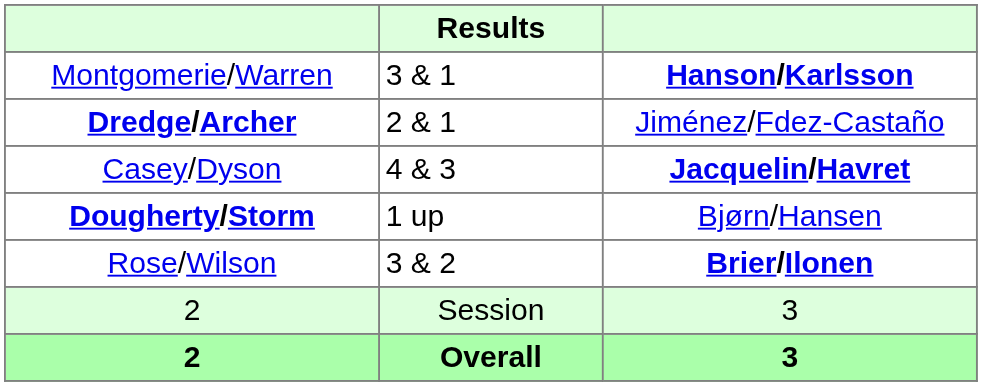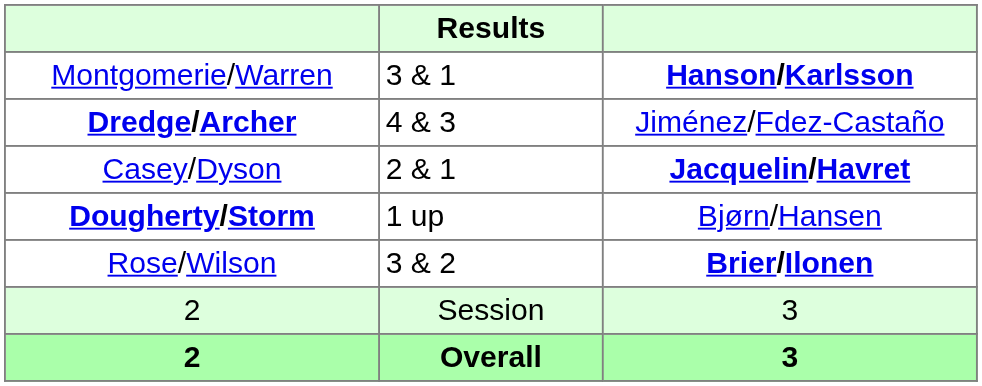(421, 121) 2 & 1 -> (421, 121) 4 & 3
(421, 168) 4 & 3 -> (421, 168) 2 & 1
